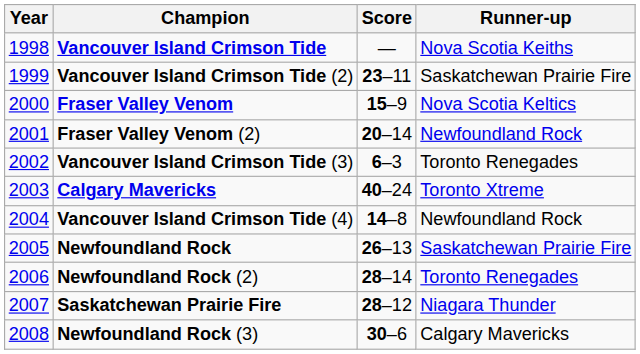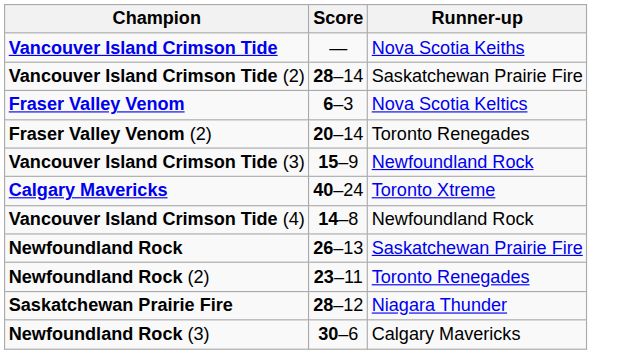- column: (29, 18)
(387, 76) 23–11 -> (338, 76) 28–14
(387, 104) 15–9 -> (338, 104) 6–3
(501, 133) Newfoundland Rock -> (451, 133) Toronto Renegades
(387, 162) 6–3 -> (338, 162) 15–9
(499, 162) Toronto Renegades -> (453, 162) Newfoundland Rock
(387, 276) 28–14 -> (338, 276) 23–11
